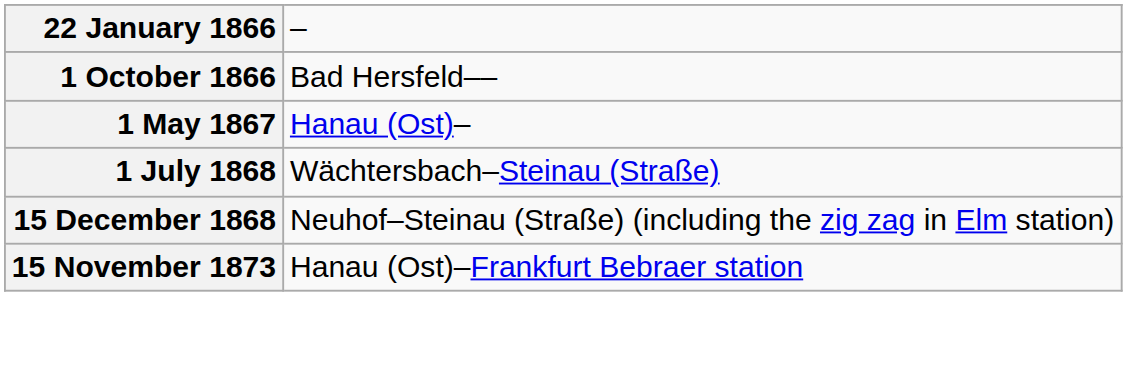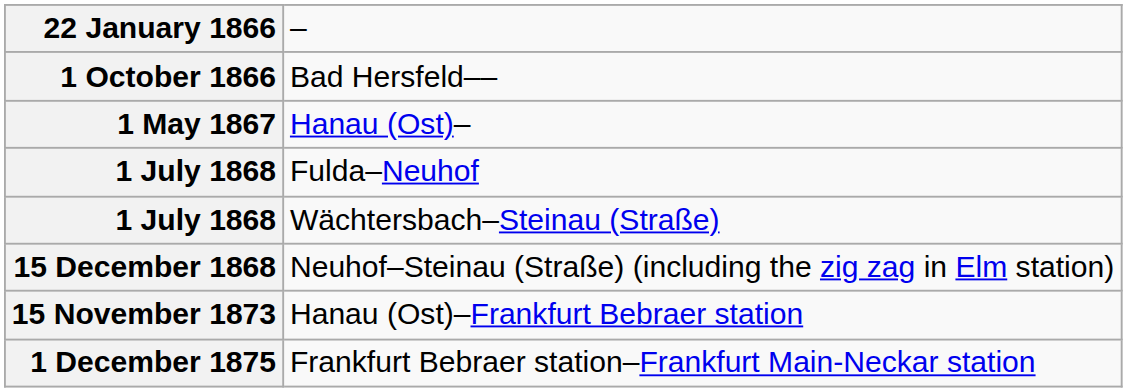+ row: (384, 171)
+ row: (663, 362)
